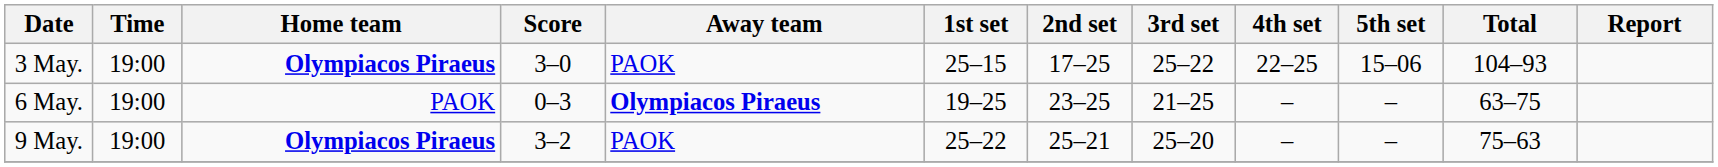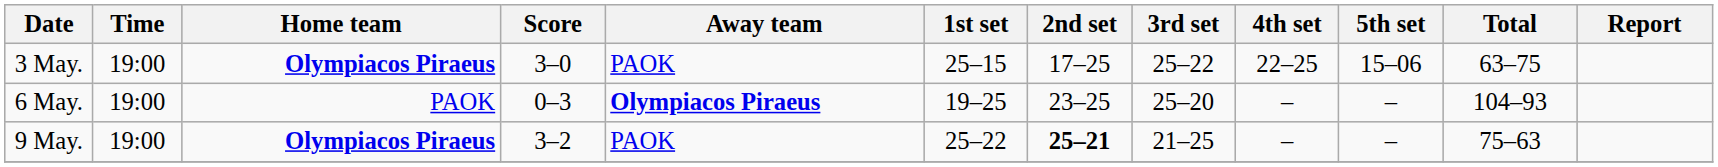(1510, 63) 104–93 -> (1510, 63) 63–75
(1183, 102) 21–25 -> (1183, 102) 25–20
(1510, 102) 63–75 -> (1510, 102) 104–93
(1080, 141) normal -> (1080, 141) bold
(1183, 141) 25–20 -> (1183, 141) 21–25
